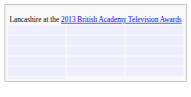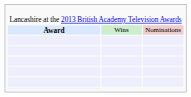+ row: (54, 30)
